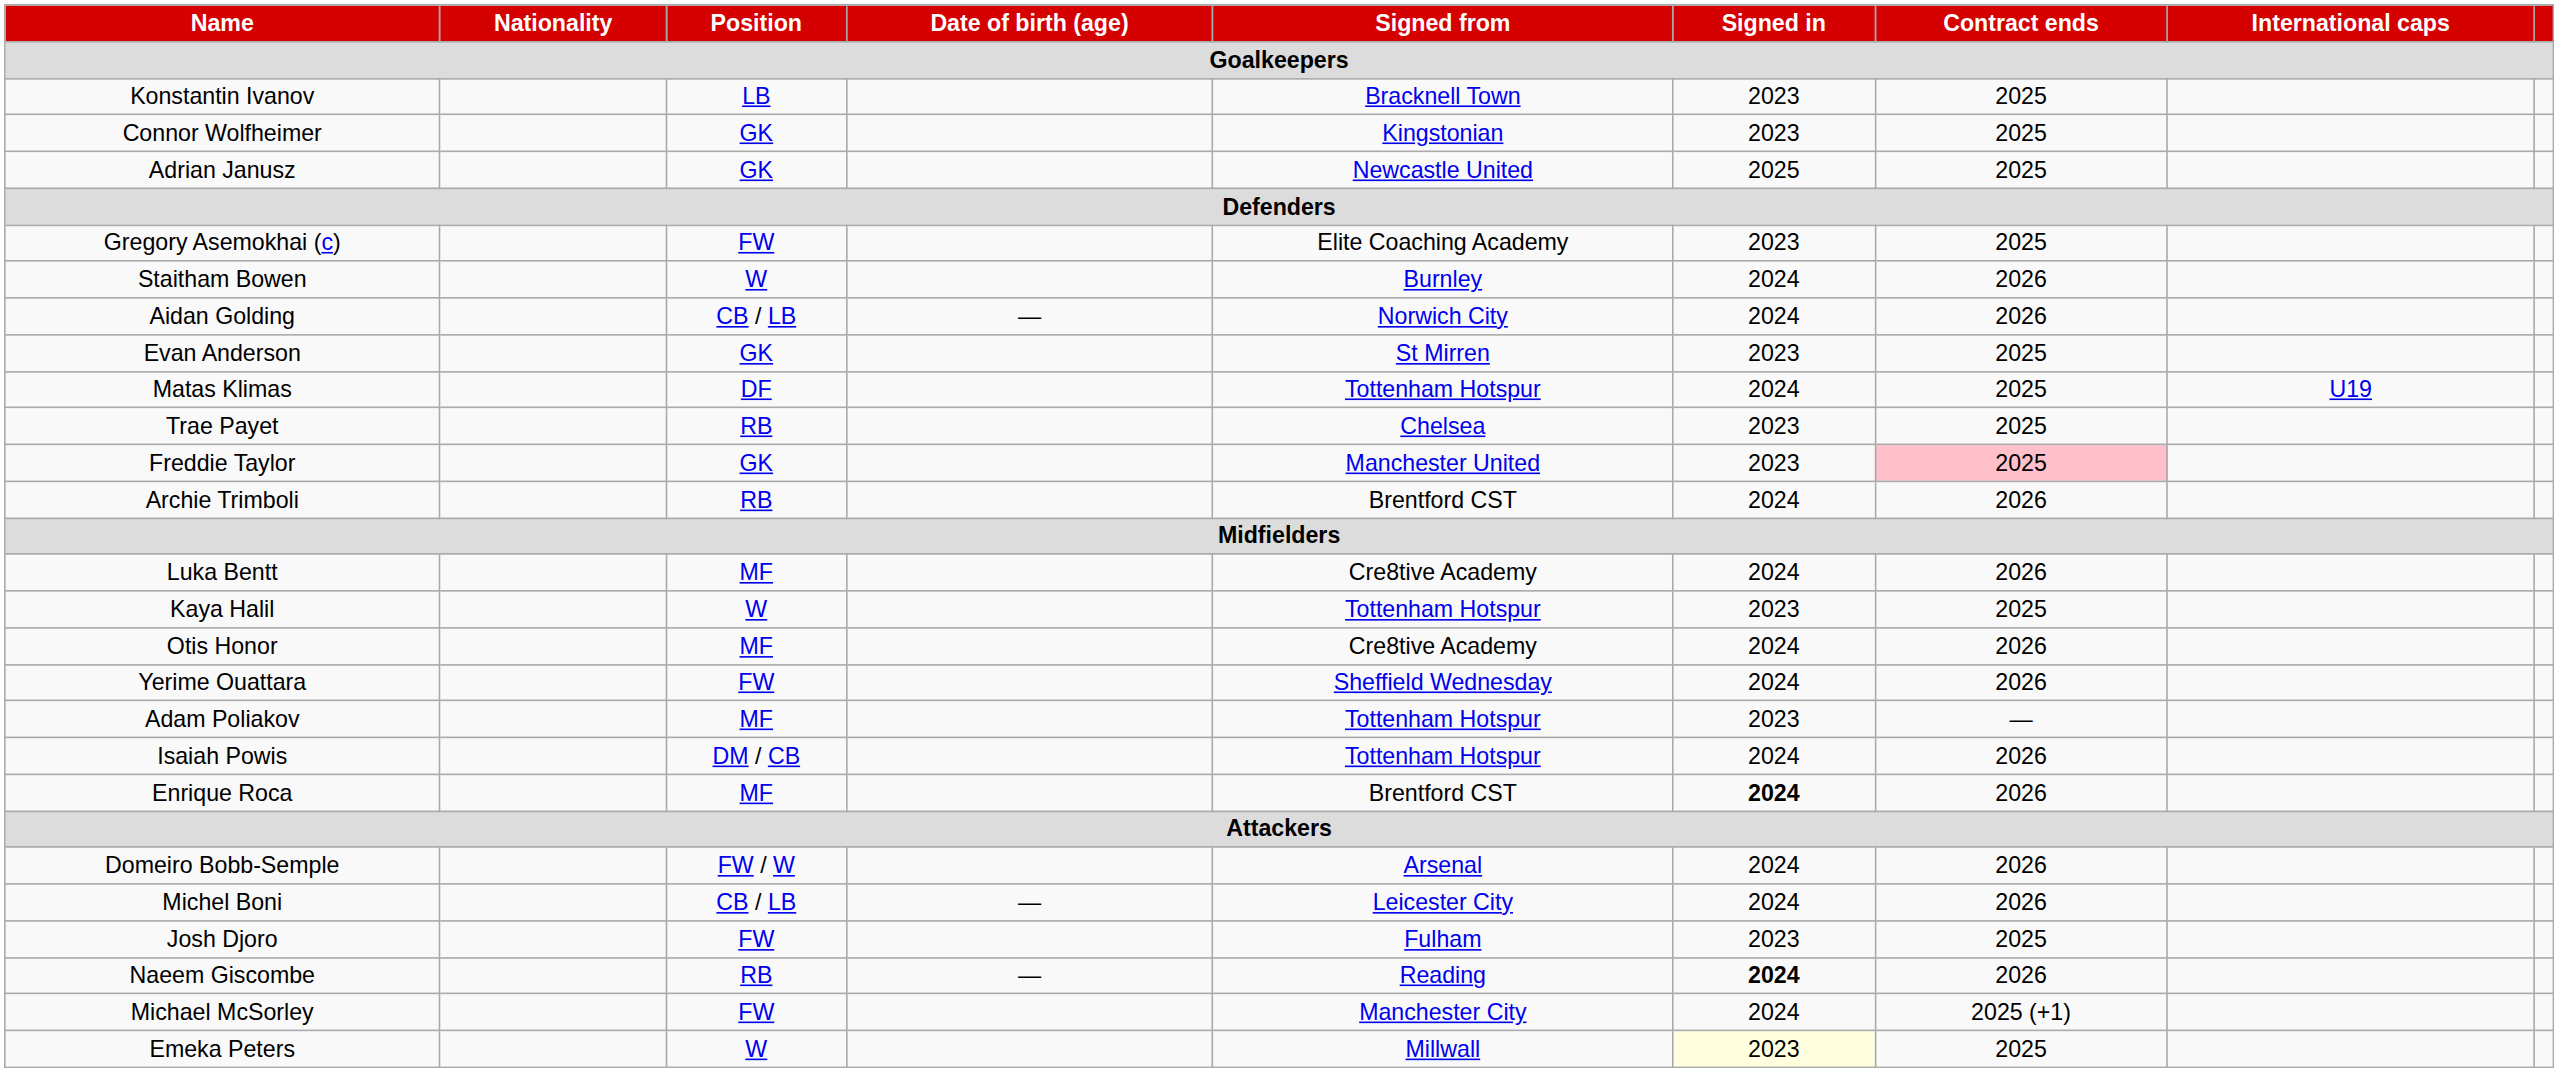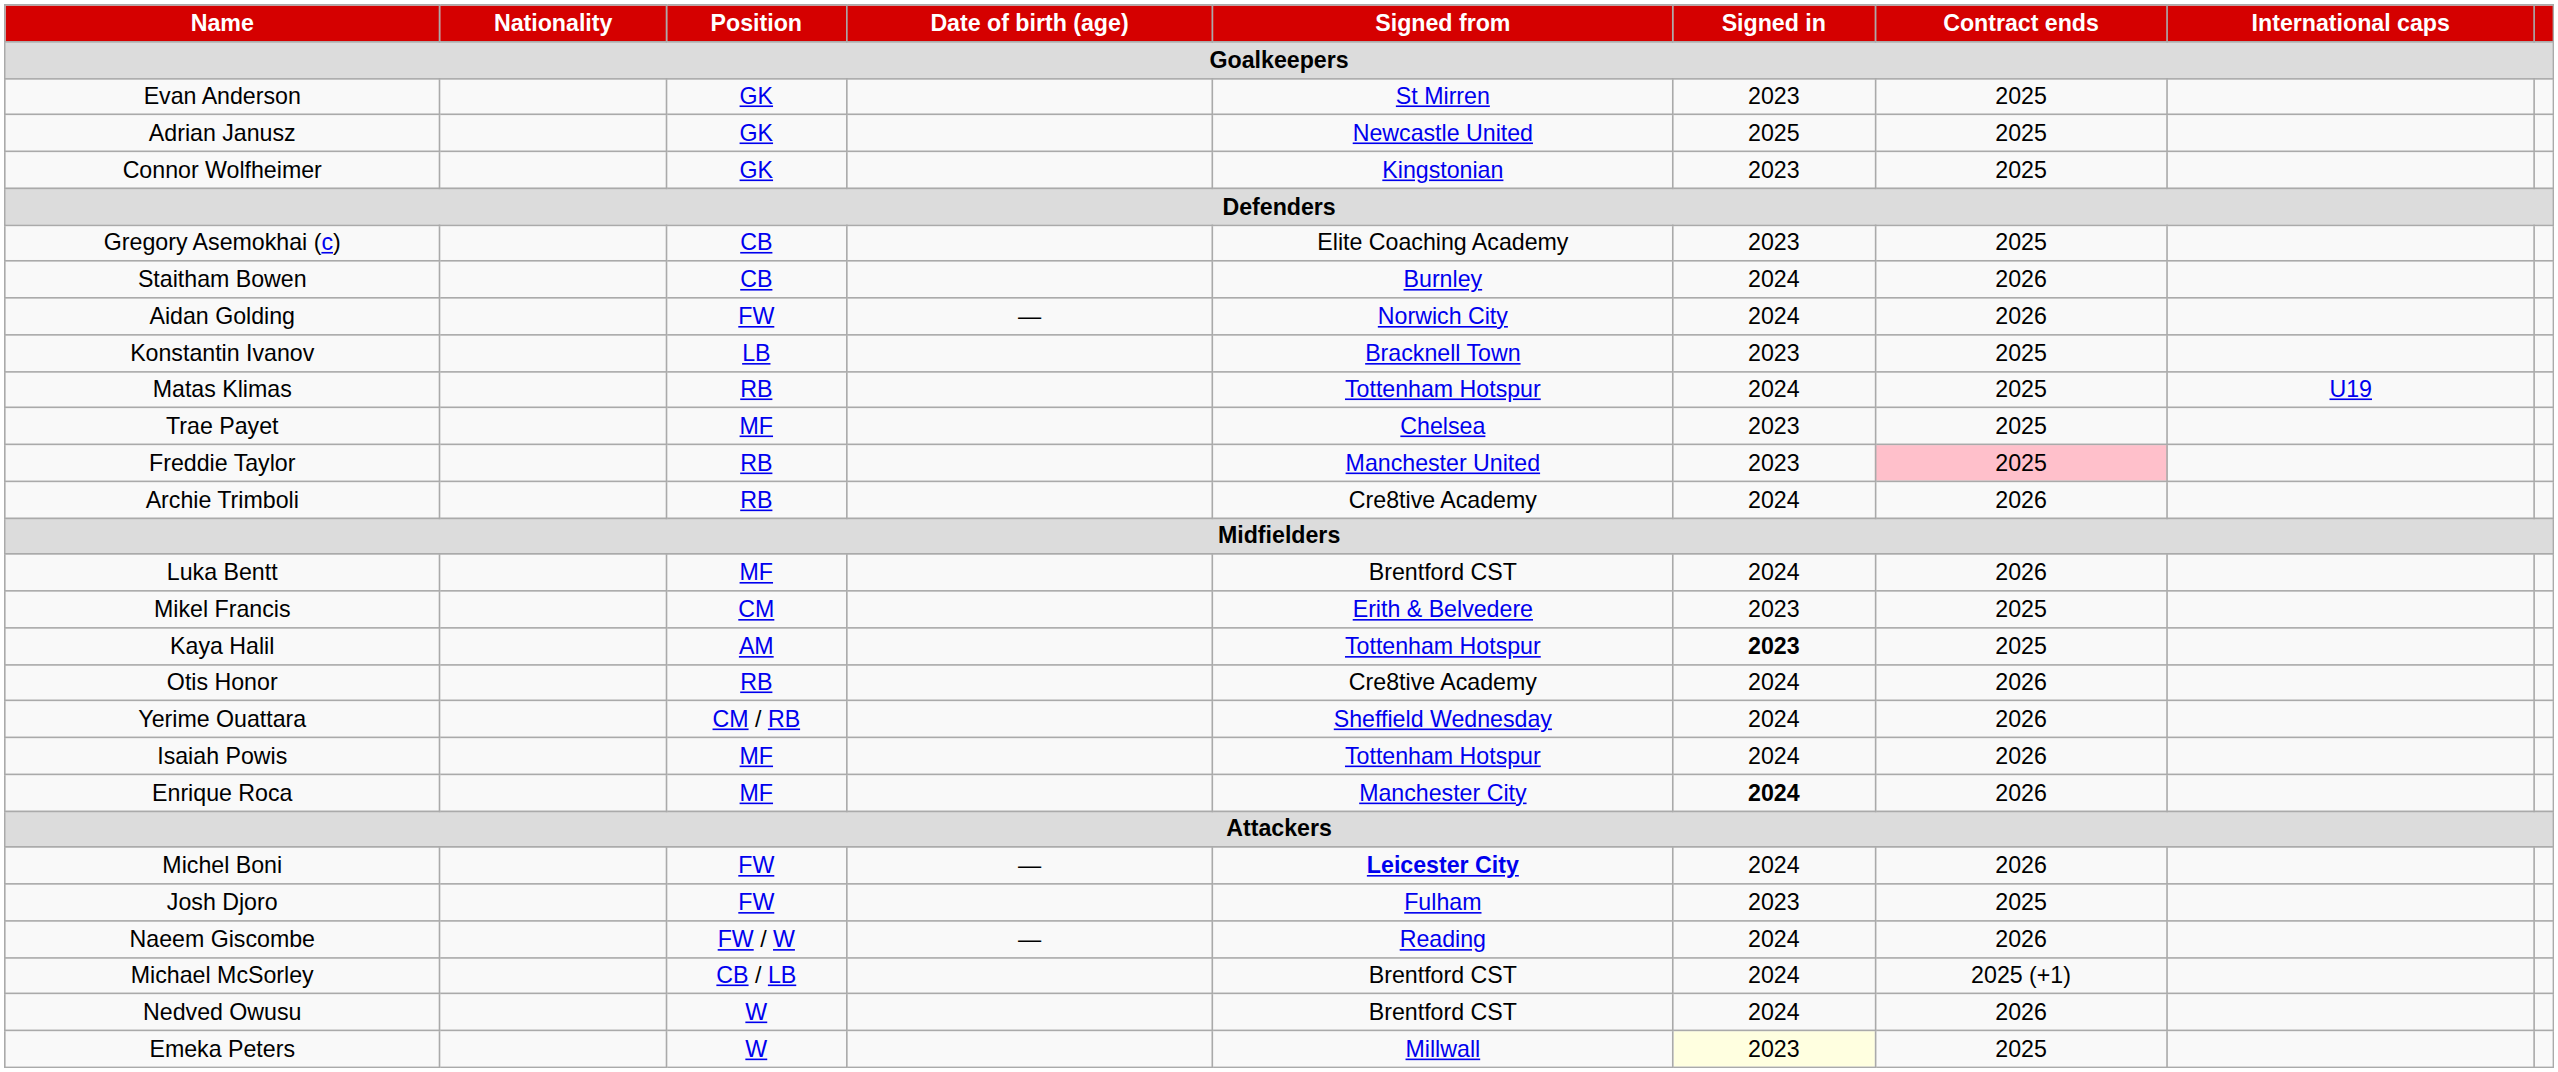rows swapped: (222, 353) <-> (222, 97)
rows swapped: (222, 170) <-> (222, 133)
(756, 243) FW -> (756, 243) CB
(756, 280) W -> (756, 280) CB
(756, 317) CB / LB -> (756, 317) FW
(756, 390) DF -> (756, 390) RB
(756, 426) RB -> (756, 426) MF
(756, 463) GK -> (756, 463) RB
(1443, 500) Brentford CST -> (1443, 500) Cre8tive Academy
(1443, 573) Cre8tive Academy -> (1443, 573) Brentford CST
+ row: (222, 610)
(756, 610) W -> (756, 646) AM
(1774, 610) normal -> (1774, 646) bold
(756, 646) MF -> (756, 683) RB
(756, 683) FW -> (756, 719) CM / RB
- row: (222, 719)
(756, 756) DM / CB -> (756, 756) MF
(1443, 793) Brentford CST -> (1443, 793) Manchester City
- row: (222, 866)
(756, 903) CB / LB -> (756, 866) FW
(1443, 903) normal -> (1443, 866) bold
(756, 976) RB -> (756, 939) FW / W
(1774, 976) bold -> (1774, 939) normal
(756, 1012) FW -> (756, 976) CB / LB
(1443, 1012) Manchester City -> (1443, 976) Brentford CST
+ row: (222, 1012)
